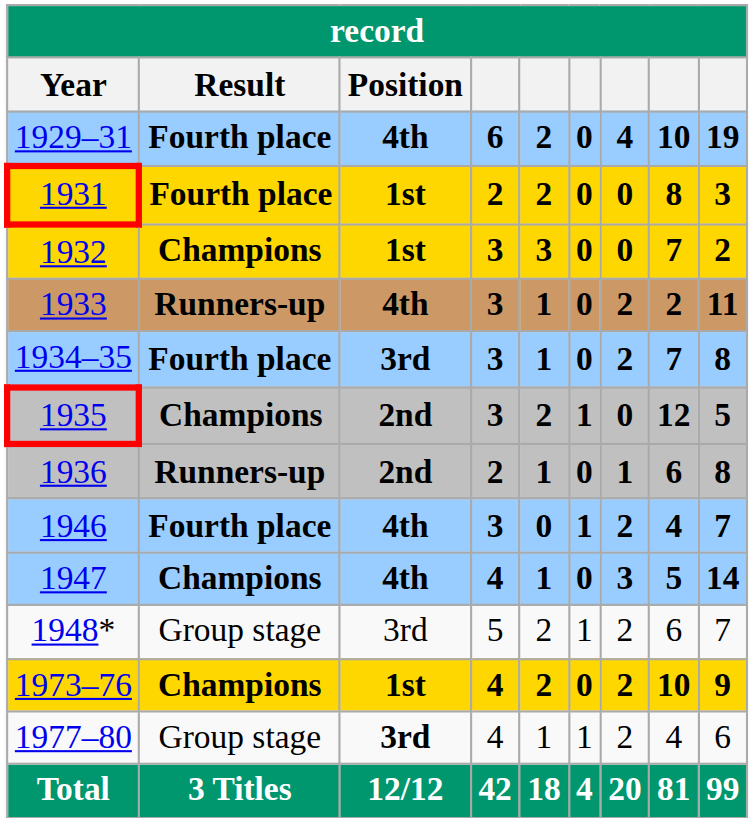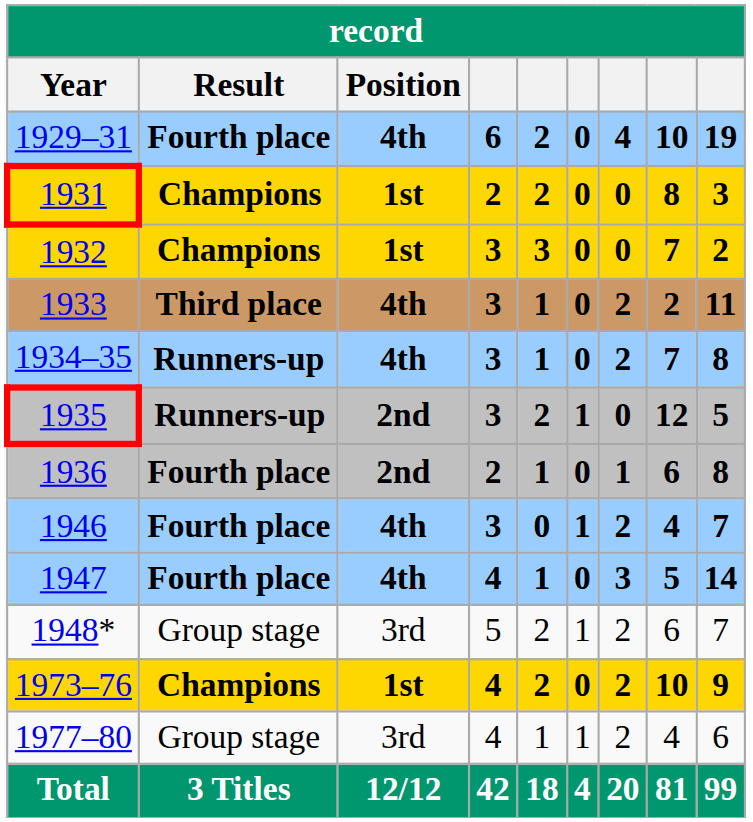(241, 194) Fourth place -> (240, 194) Champions
(240, 304) Runners-up -> (239, 304) Third place
(240, 358) Fourth place -> (239, 358) Runners-up
(405, 358) 3rd -> (403, 358) 4th
(241, 414) Champions -> (240, 414) Runners-up
(240, 470) Runners-up -> (239, 470) Fourth place
(240, 578) Champions -> (239, 578) Fourth place
(405, 737) bold -> (403, 737) normal
